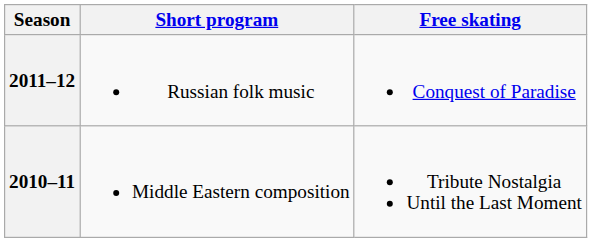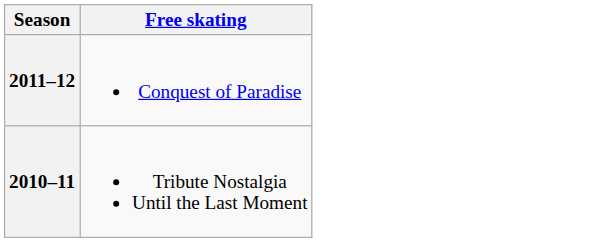- column: (217, 19)
